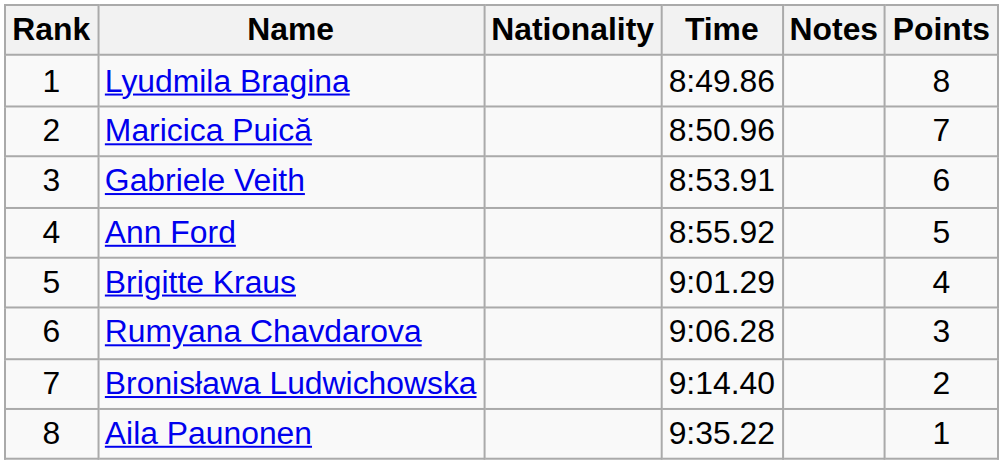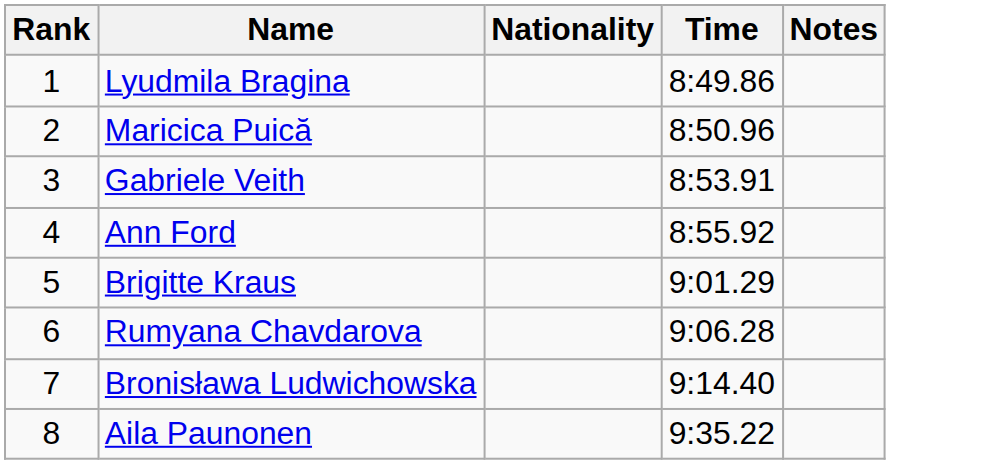- column: (941, 29)
